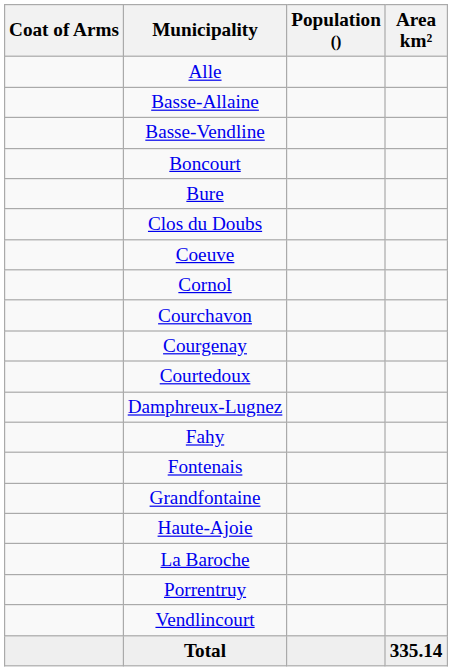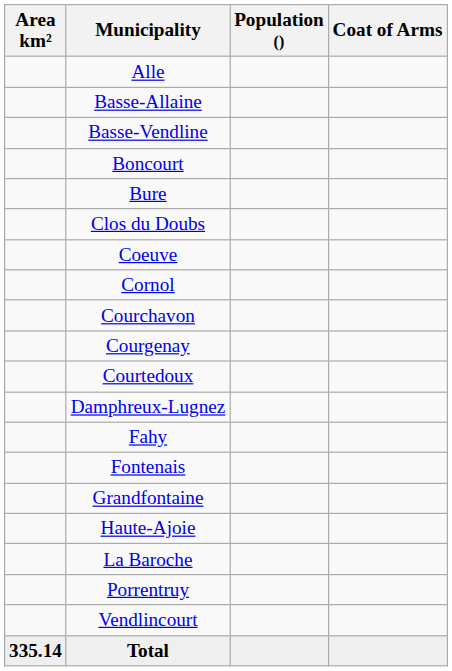columns swapped: (64, 30) <-> (416, 30)
